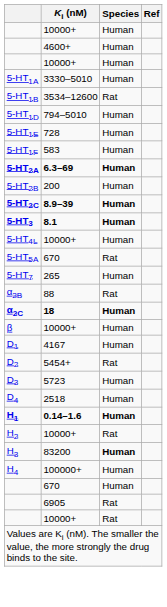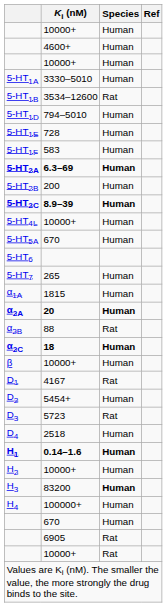- row: (20, 221)
(110, 257) Rat -> (118, 239) Human
+ row: (20, 257)
+ row: (14, 293)
+ row: (15, 311)
(118, 344) Human -> (110, 380) Rat
(110, 362) Rat -> (118, 398) Human
(118, 380) Human -> (110, 416) Rat
(110, 434) Rat -> (118, 469) Human
